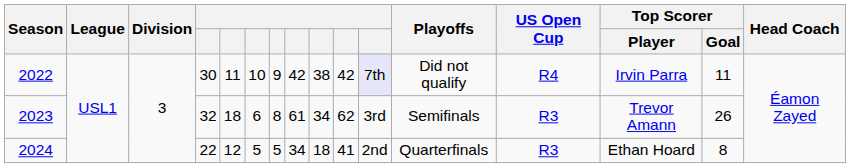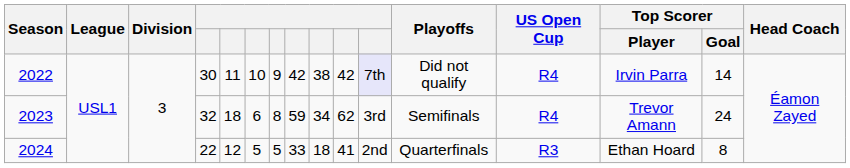(723, 74) 11 -> (723, 74) 14
(297, 116) 61 -> (297, 116) 59
(548, 116) R3 -> (548, 116) R4
(723, 116) 26 -> (723, 116) 24
(297, 150) 34 -> (297, 150) 33
